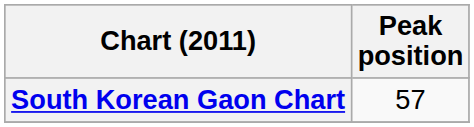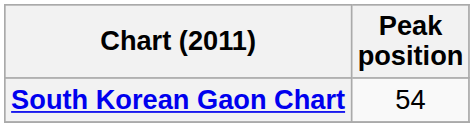(410, 99) 57 -> (410, 99) 54
